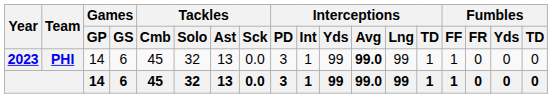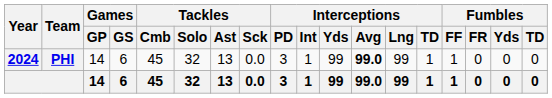(23, 59) 2023 -> (23, 59) 2024
